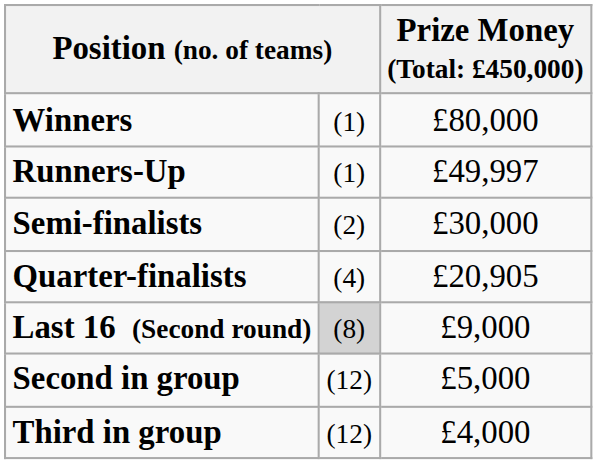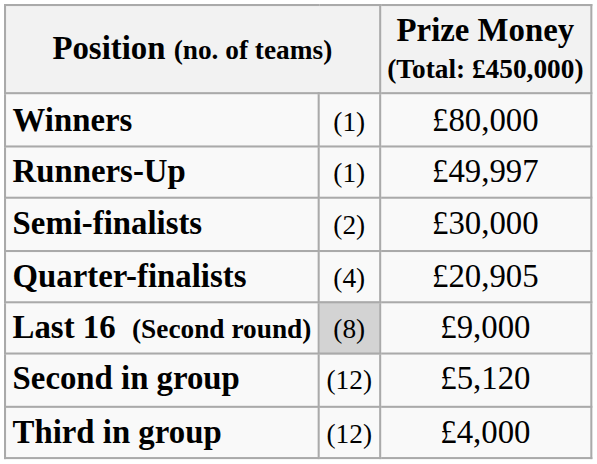(485, 379) £5,000 -> (485, 379) £5,120
